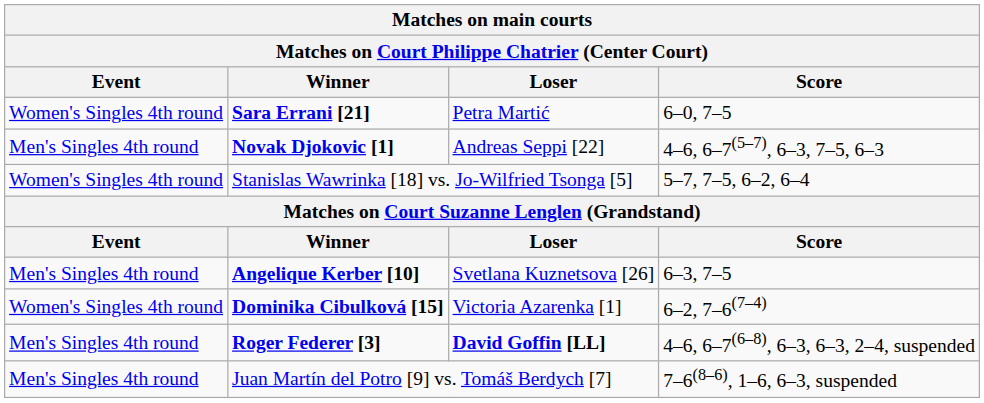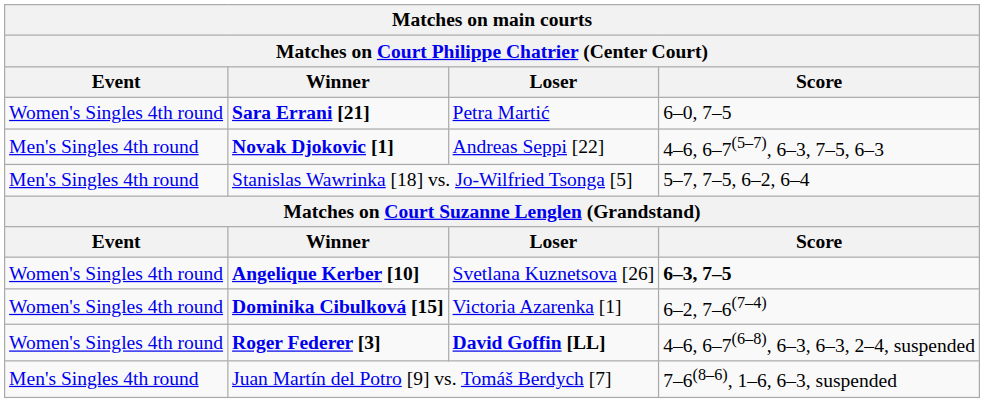(116, 180) Women's Singles 4th round -> (104, 180) Men's Singles 4th round
(104, 272) Men's Singles 4th round -> (116, 272) Women's Singles 4th round
(697, 272) normal -> (697, 272) bold
(104, 342) Men's Singles 4th round -> (116, 342) Women's Singles 4th round
